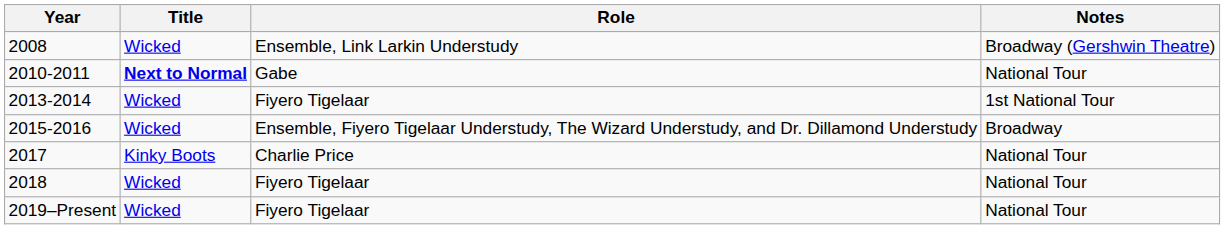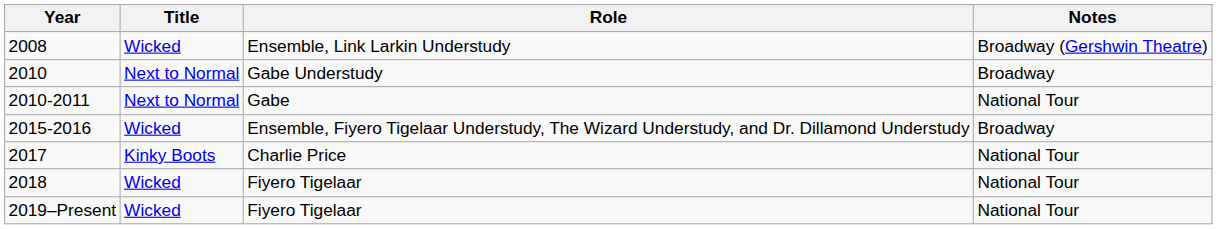+ row: (28, 73)
(186, 73) bold -> (182, 100) normal
- row: (50, 100)
